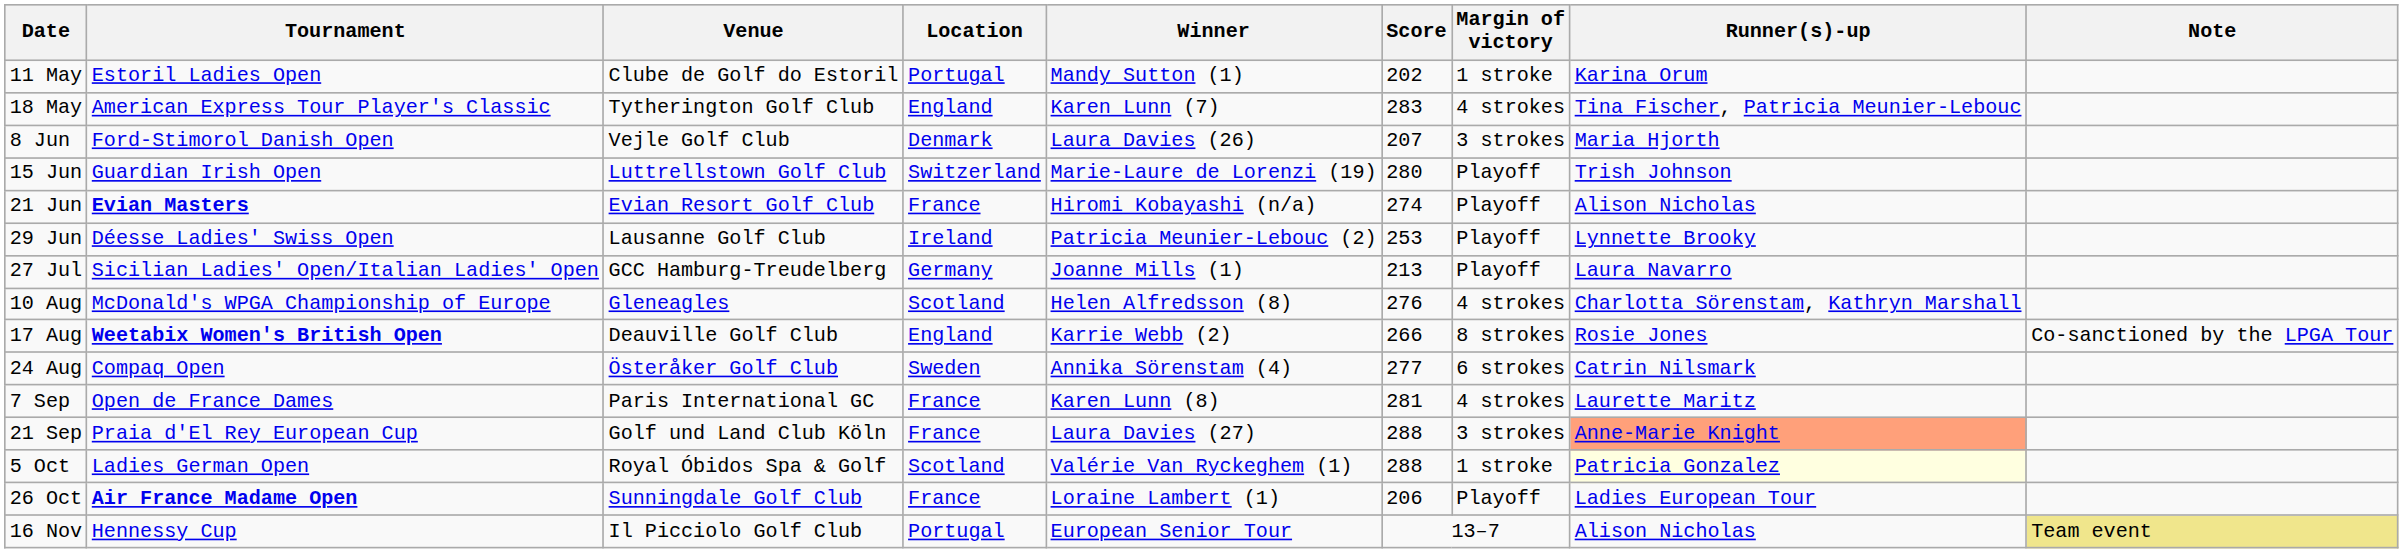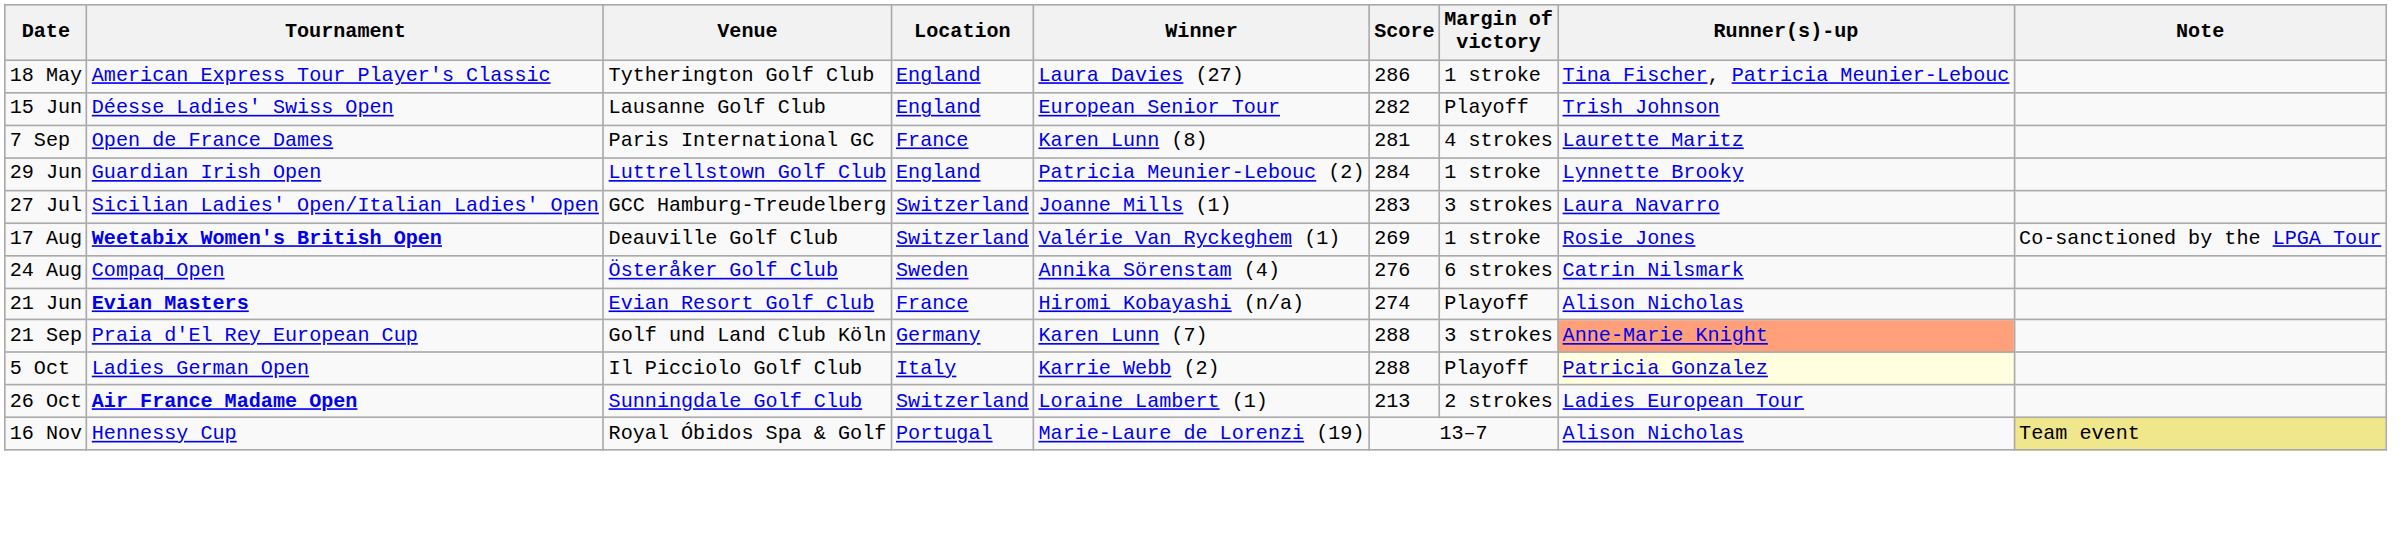- row: (46, 77)
(1135, 109) Karen Lunn (7) -> (1141, 77) Laura Davies (27)
(1404, 109) 283 -> (1392, 77) 286
(1511, 109) 4 strokes -> (1493, 77) 1 stroke
- row: (40, 142)
(207, 174) Guardian Irish Open -> (243, 109) Déesse Ladies' Swiss Open
(747, 174) Luttrellstown Golf Club -> (717, 109) Lausanne Golf Club
(974, 174) Switzerland -> (938, 109) England
(1214, 174) Marie-Laure de Lorenzi (19) -> (1159, 109) European Senior Tour
(1404, 174) 280 -> (1392, 109) 282
rows swapped: (46, 207) <-> (40, 402)
(243, 239) Déesse Ladies' Swiss Open -> (207, 174) Guardian Irish Open
(717, 239) Lausanne Golf Club -> (747, 174) Luttrellstown Golf Club
(950, 239) Ireland -> (938, 174) England
(1404, 239) 253 -> (1392, 174) 284
(1499, 239) Playoff -> (1493, 174) 1 stroke
(950, 272) Germany -> (962, 207) Switzerland
(1404, 272) 213 -> (1392, 207) 283
(1499, 272) Playoff -> (1499, 207) 3 strokes
- row: (46, 304)
(950, 337) England -> (962, 239) Switzerland
(1141, 337) Karrie Webb (2) -> (1189, 239) Valérie Van Ryckeghem (1)
(1404, 337) 266 -> (1392, 239) 269
(1511, 337) 8 strokes -> (1493, 239) 1 stroke
(1404, 369) 277 -> (1392, 272) 276
(944, 434) France -> (938, 337) Germany
(1153, 434) Laura Davies (27) -> (1123, 337) Karen Lunn (7)
(747, 467) Royal Óbidos Spa & Golf -> (735, 369) Il Picciolo Golf Club
(956, 467) Scotland -> (926, 369) Italy
(1202, 467) Valérie Van Ryckeghem (1) -> (1129, 369) Karrie Webb (2)
(1505, 467) 1 stroke -> (1487, 369) Playoff
(944, 499) France -> (962, 402) Switzerland
(1404, 499) 206 -> (1392, 402) 213
(1499, 499) Playoff -> (1499, 402) 2 strokes
(735, 532) Il Picciolo Golf Club -> (747, 434) Royal Óbidos Spa & Golf
(1171, 532) European Senior Tour -> (1202, 434) Marie-Laure de Lorenzi (19)
